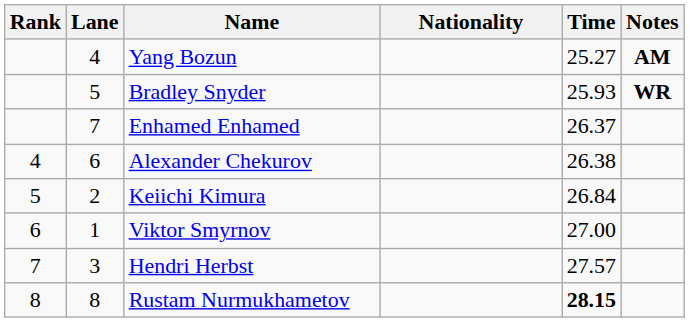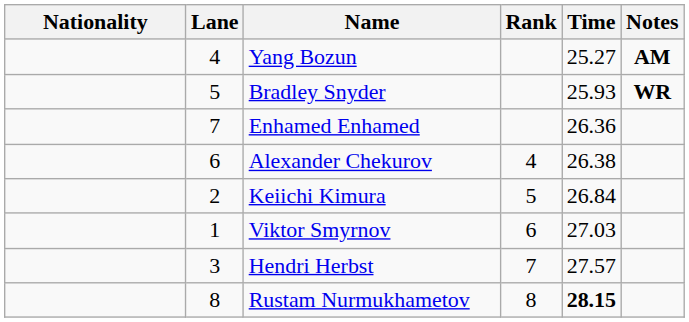columns swapped: (35, 21) <-> (471, 21)
(591, 126) 26.37 -> (591, 126) 26.36
(591, 230) 27.00 -> (591, 230) 27.03
